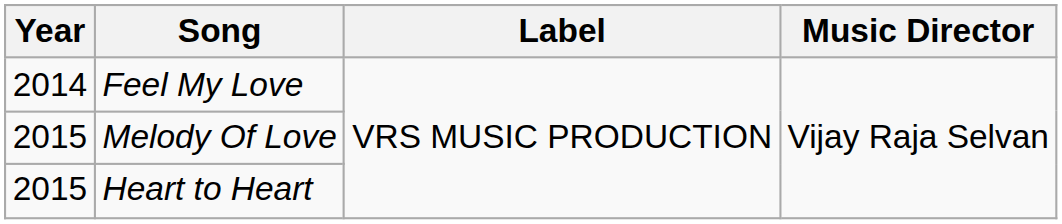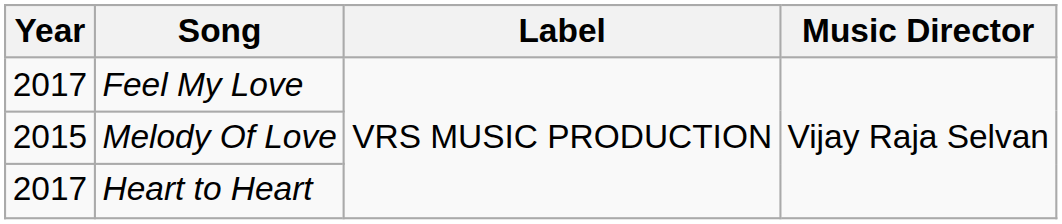(50, 84) 2014 -> (50, 84) 2017
(50, 190) 2015 -> (50, 190) 2017
